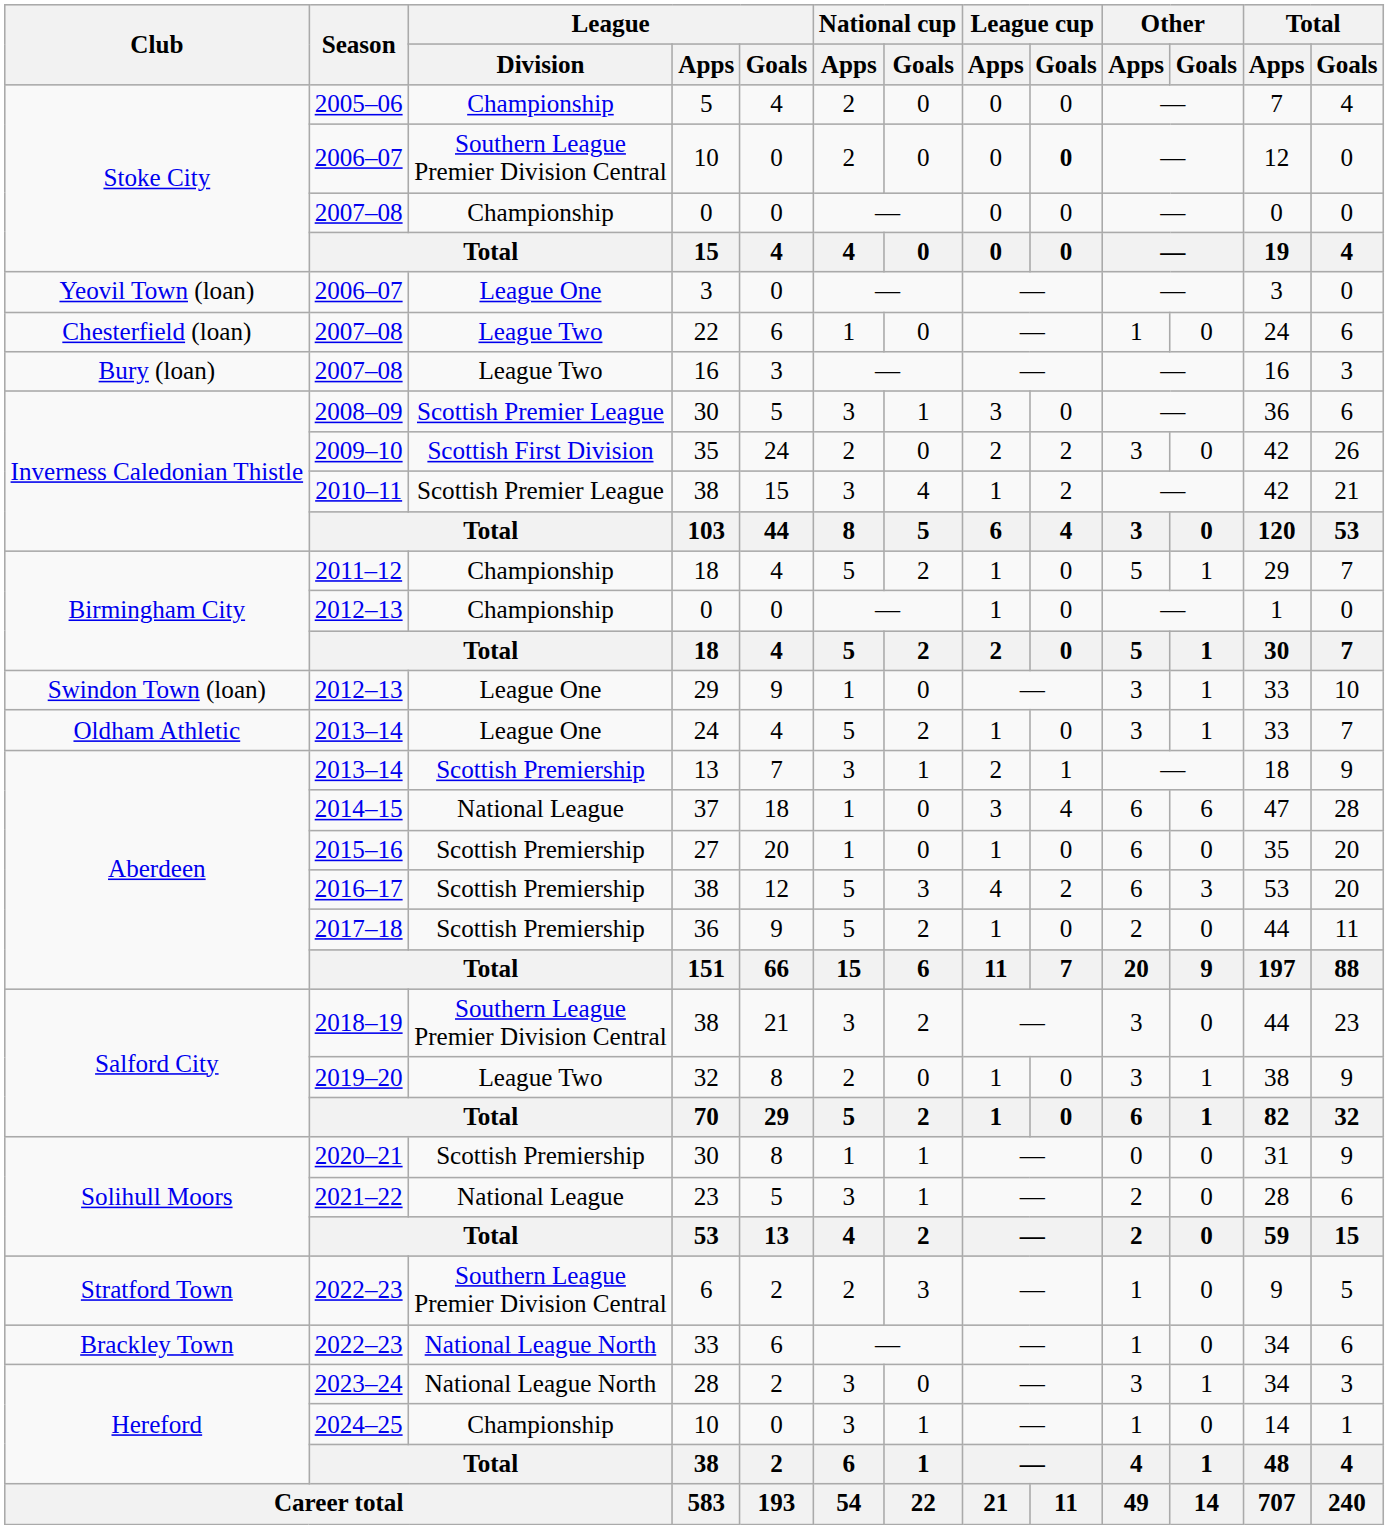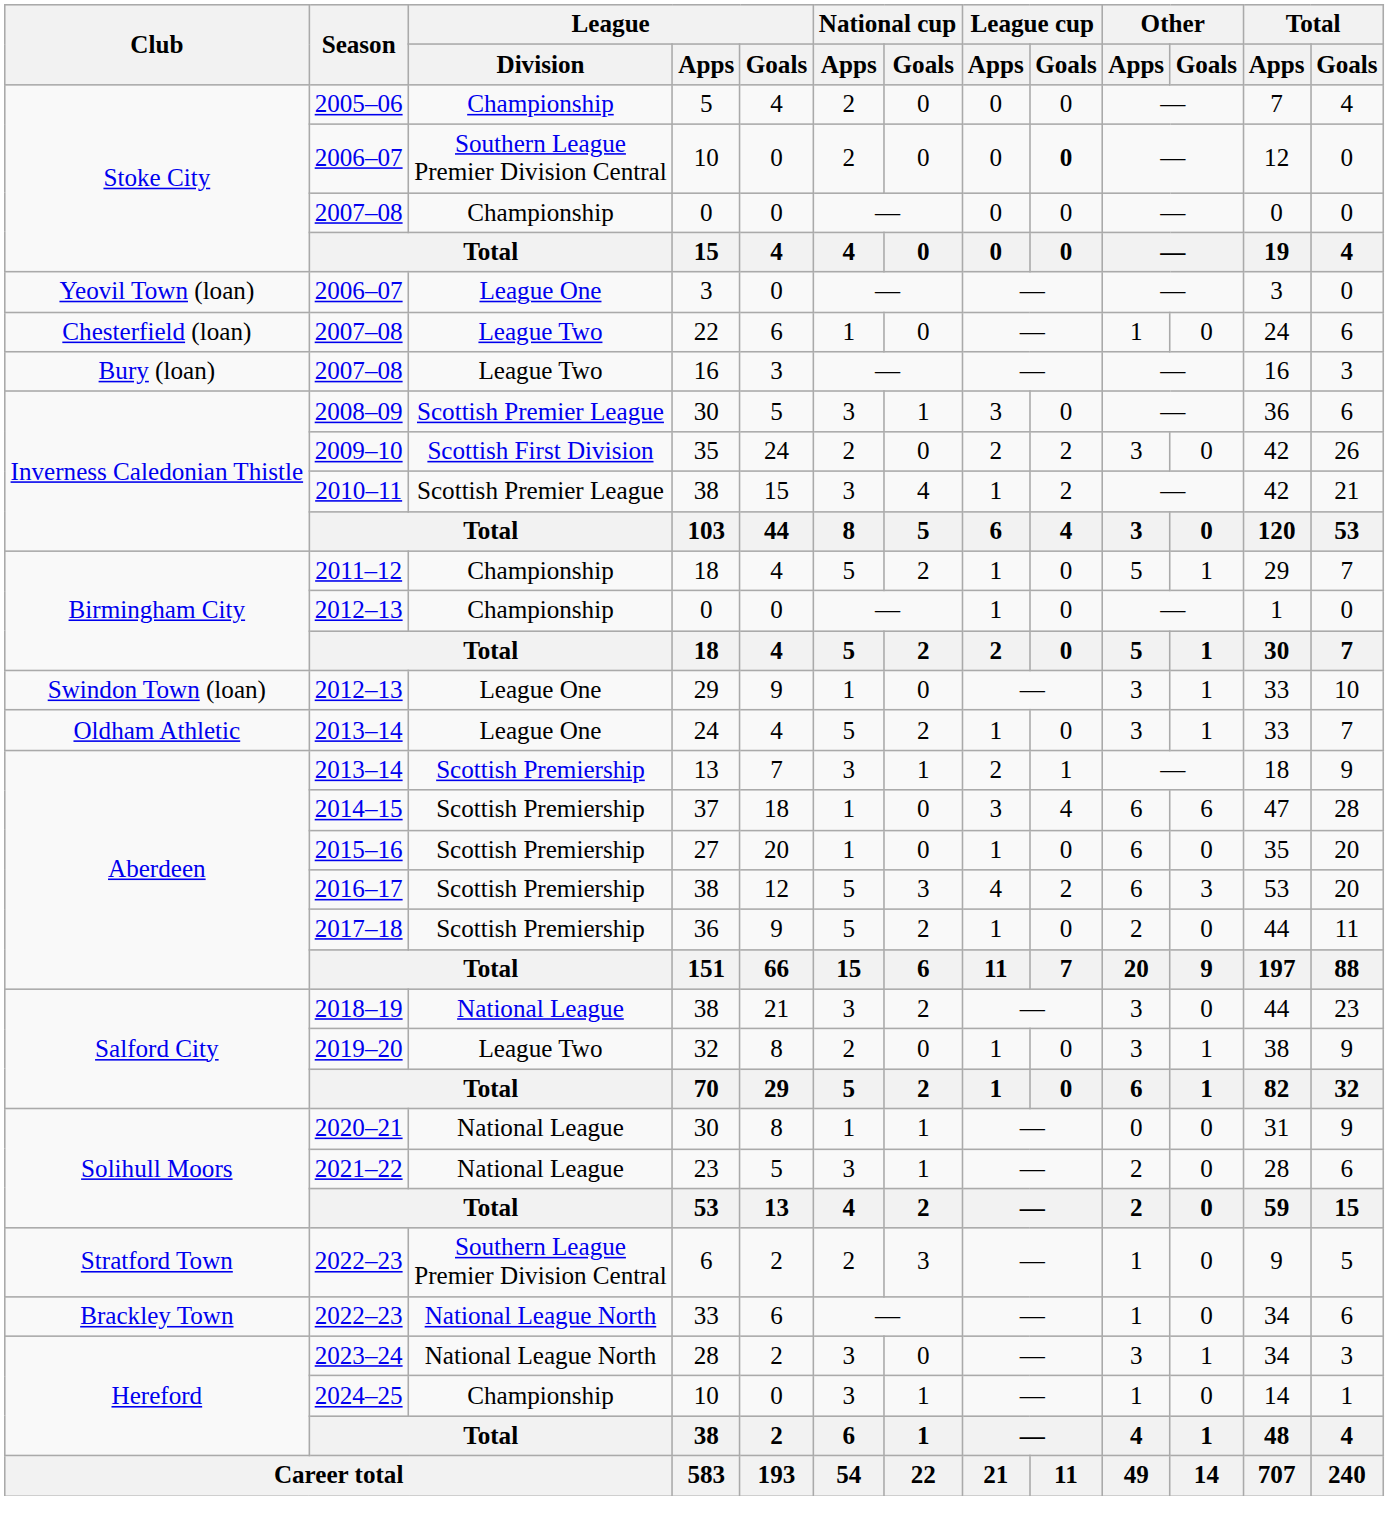(540, 809) National League -> (540, 809) Scottish Premiership
(540, 1022) Southern League Premier Division Central -> (540, 1008) National League
(540, 1156) Scottish Premiership -> (540, 1128) National League
